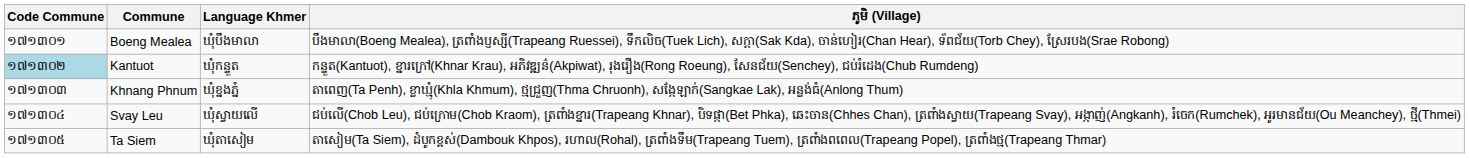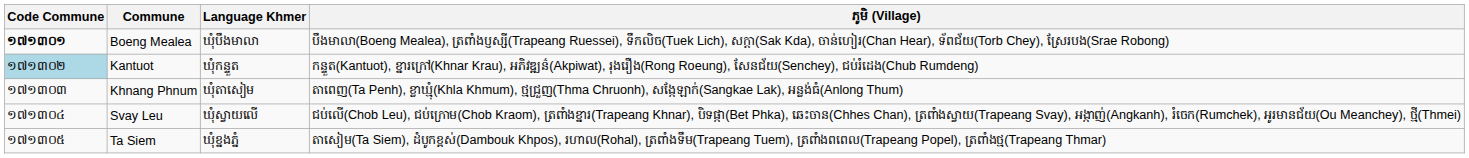(37, 40) normal -> (37, 40) bold
(221, 90) ឃុំខ្នងភ្នំ -> (229, 90) ឃុំតាសៀម
(229, 140) ឃុំតាសៀម -> (221, 140) ឃុំខ្នងភ្នំ
